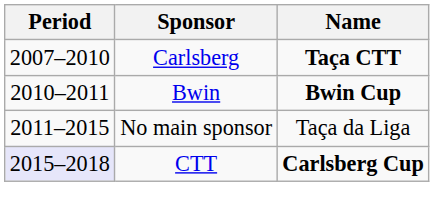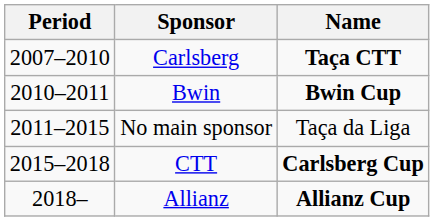(60, 163) lavender background -> (60, 163) no background
+ row: (196, 198)
